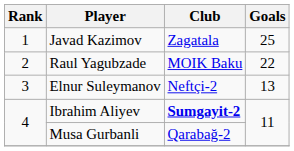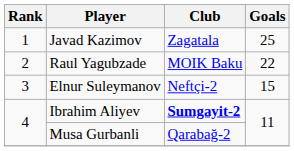(267, 87) 13 -> (267, 87) 15
